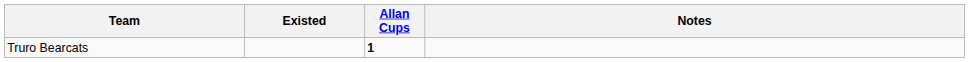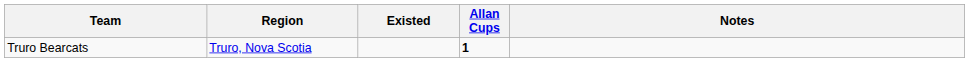+ column: (282, 21)
